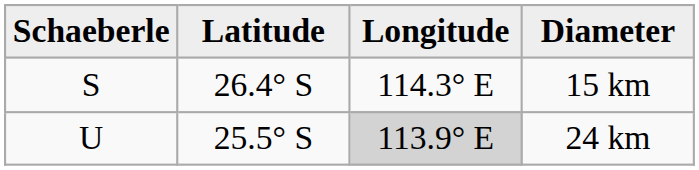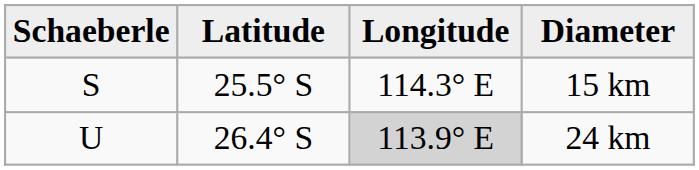(263, 84) 26.4° S -> (263, 84) 25.5° S
(263, 137) 25.5° S -> (263, 137) 26.4° S
